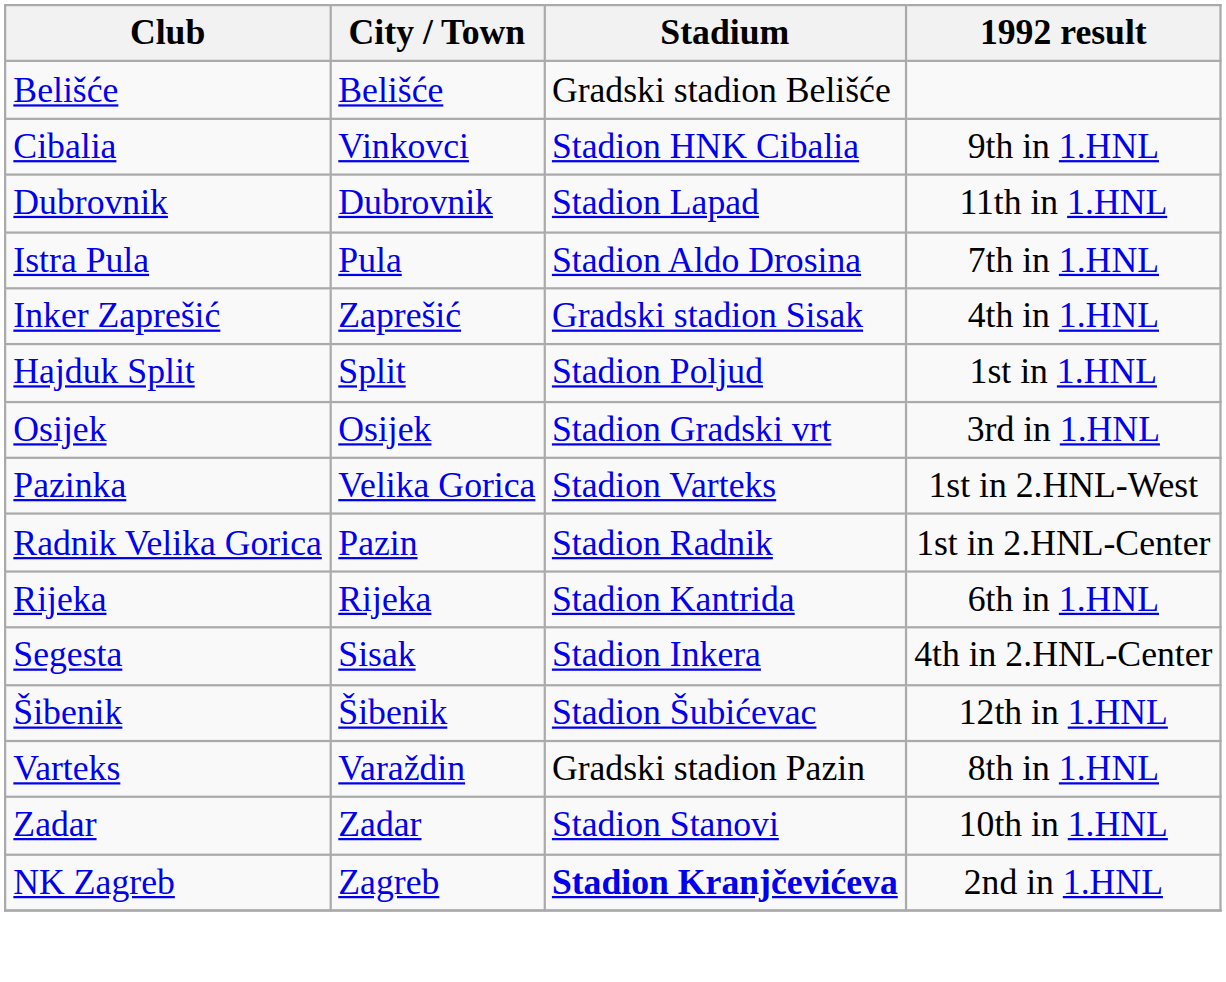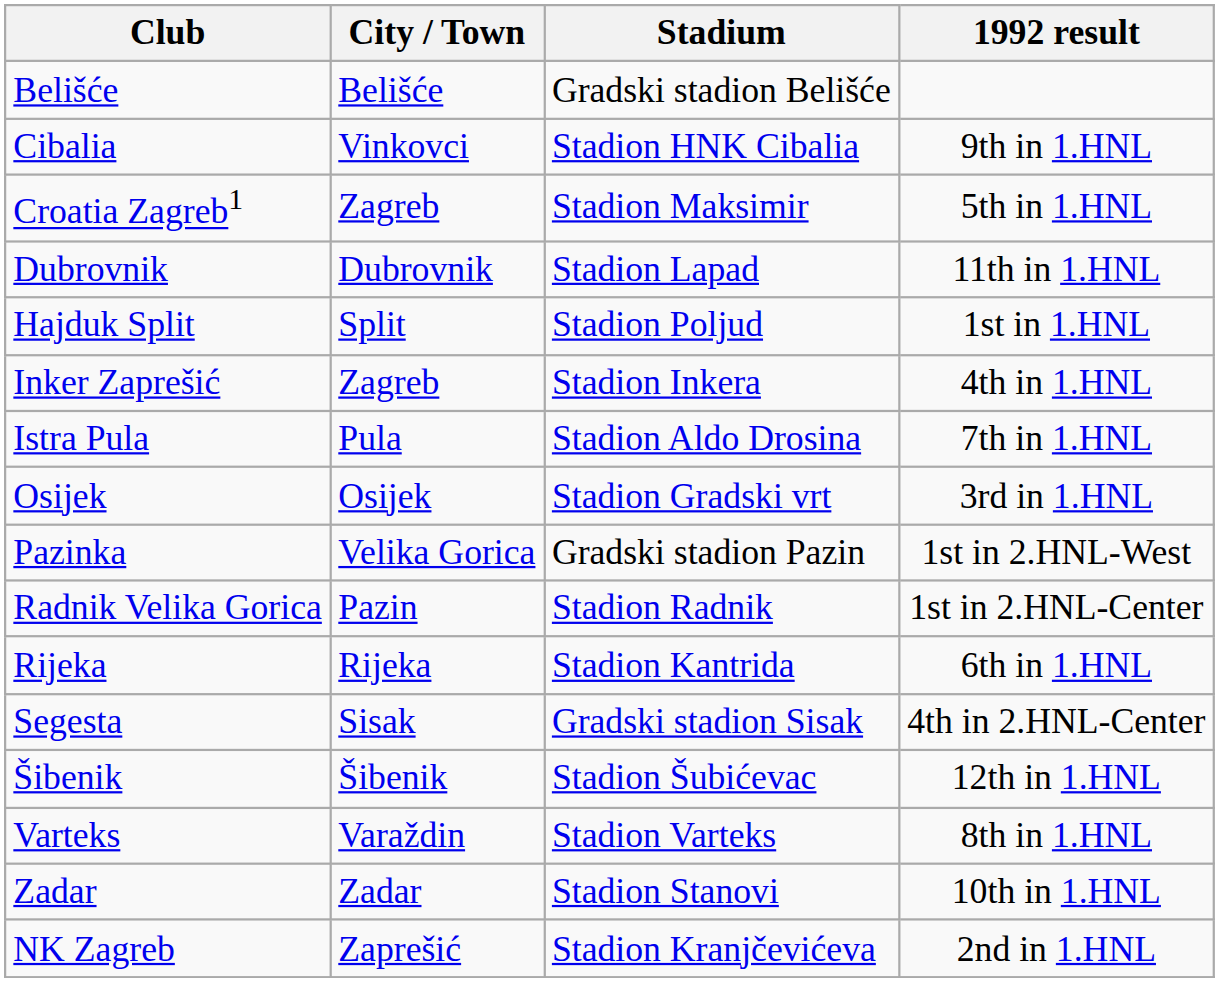+ row: (128, 207)
rows swapped: (104, 372) <-> (81, 259)
(400, 315) Zaprešić -> (389, 381) Zagreb
(707, 315) Gradski stadion Sisak -> (656, 381) Stadion Inkera
(664, 485) Stadion Varteks -> (708, 551) Gradski stadion Pazin
(656, 655) Stadion Inkera -> (707, 721) Gradski stadion Sisak
(708, 768) Gradski stadion Pazin -> (664, 834) Stadion Varteks
(389, 881) Zagreb -> (400, 947) Zaprešić
(725, 881) bold -> (714, 947) normal
